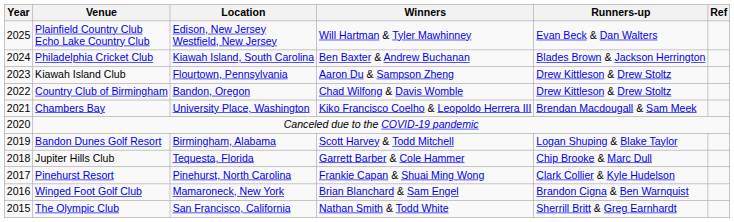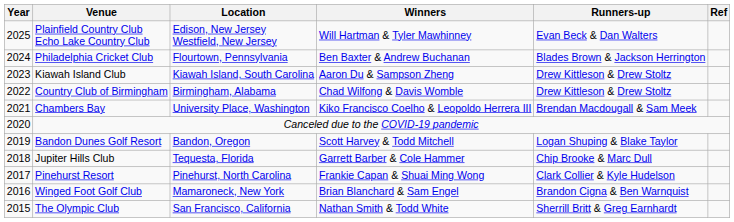(243, 58) Kiawah Island, South Carolina -> (230, 58) Flourtown, Pennsylvania
(230, 74) Flourtown, Pennsylvania -> (243, 74) Kiawah Island, South Carolina
(211, 91) Bandon, Oregon -> (224, 91) Birmingham, Alabama
(224, 141) Birmingham, Alabama -> (211, 141) Bandon, Oregon
